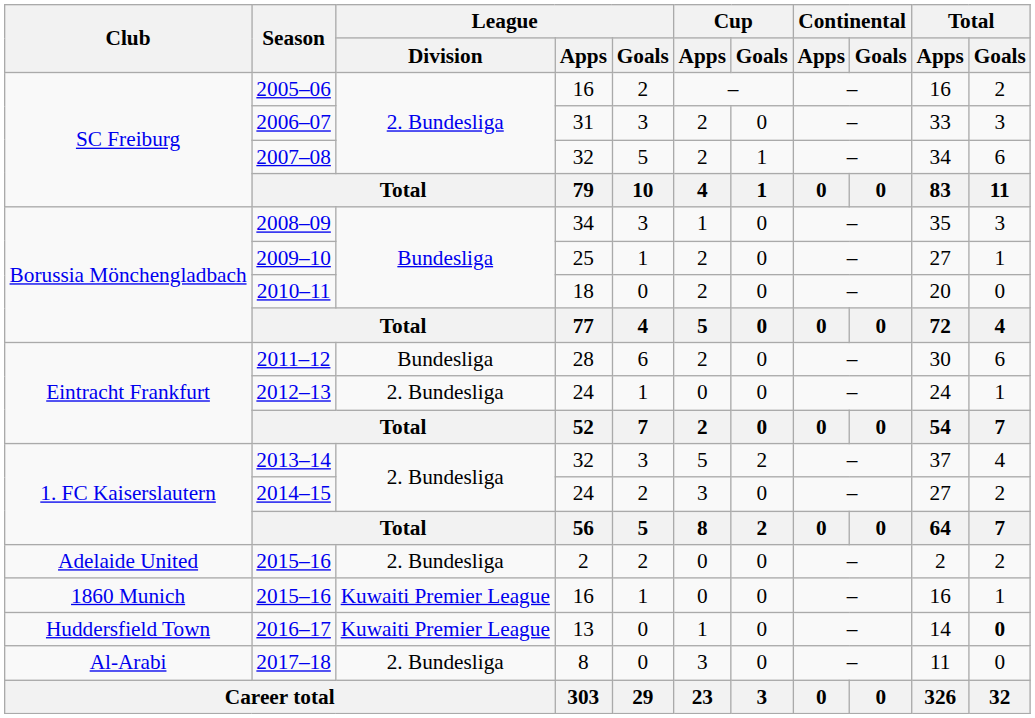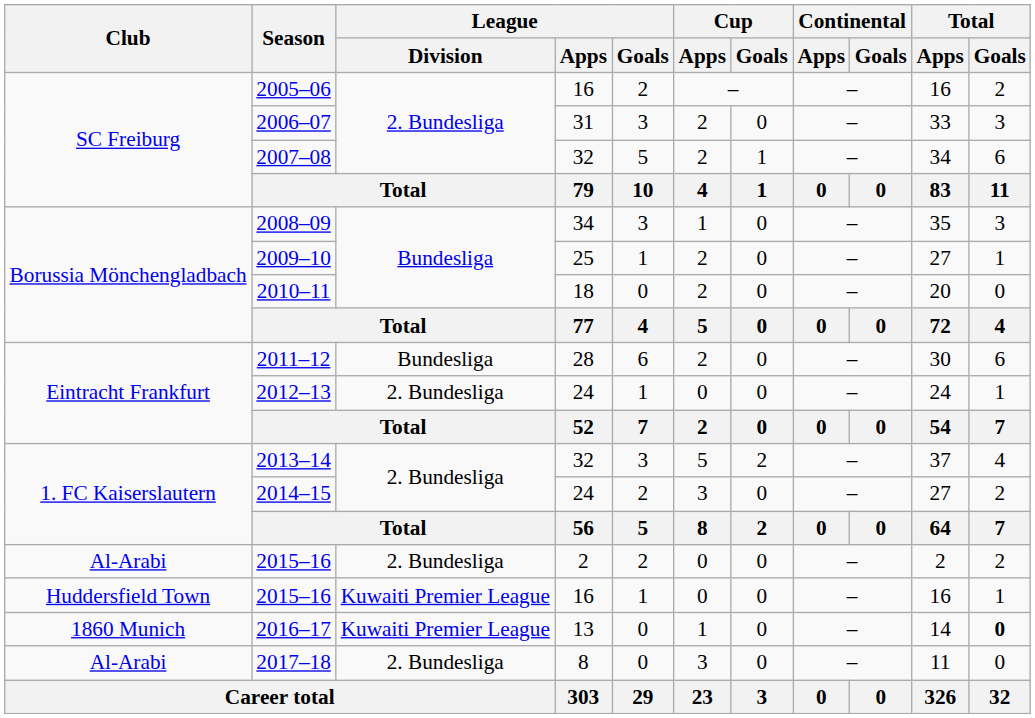(128, 561) Adelaide United -> (128, 561) Al-Arabi
(128, 595) 1860 Munich -> (128, 595) Huddersfield Town
(128, 628) Huddersfield Town -> (128, 628) 1860 Munich
